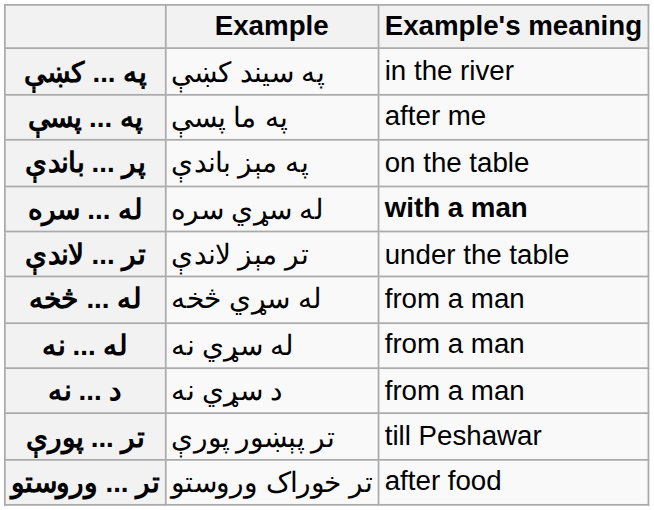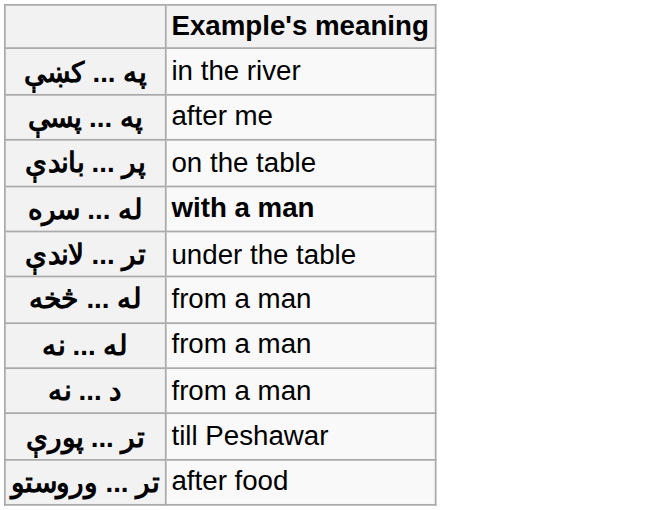- column: (272, 26)
